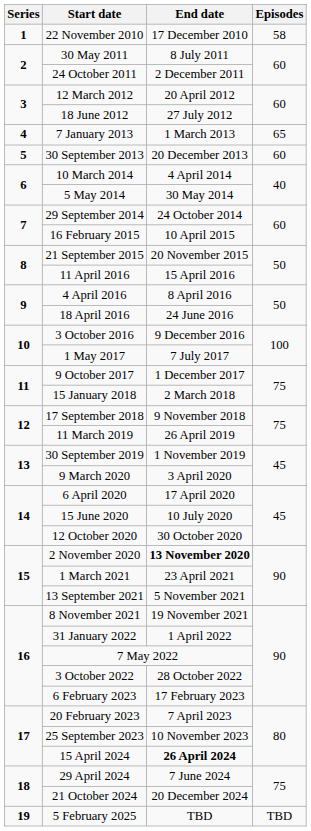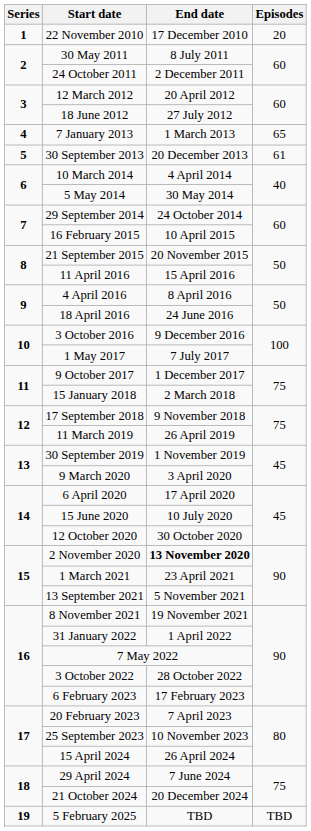(279, 34) 58 -> (279, 34) 20
(279, 154) 60 -> (279, 154) 61
(200, 756) bold -> (200, 756) normal
